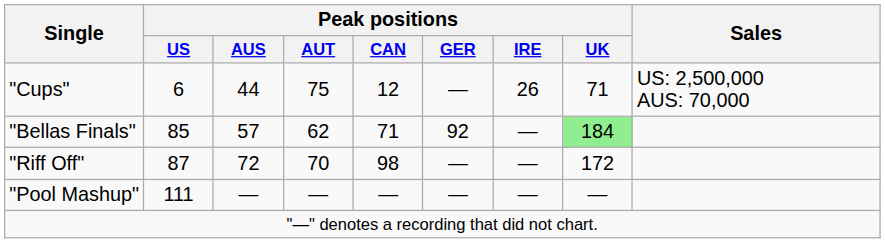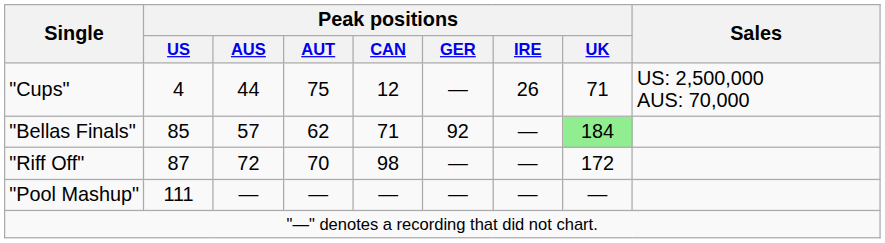(179, 89) 6 -> (179, 89) 4
